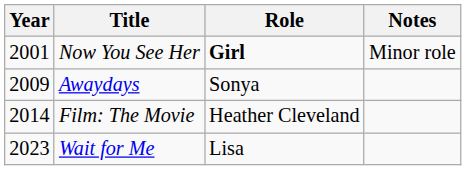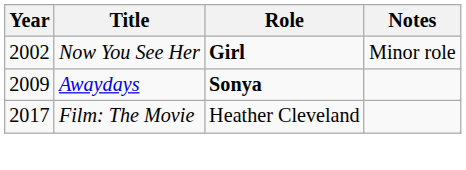(29, 52) 2001 -> (29, 52) 2002
(234, 84) normal -> (235, 84) bold
(29, 116) 2014 -> (29, 116) 2017
- row: (107, 148)
